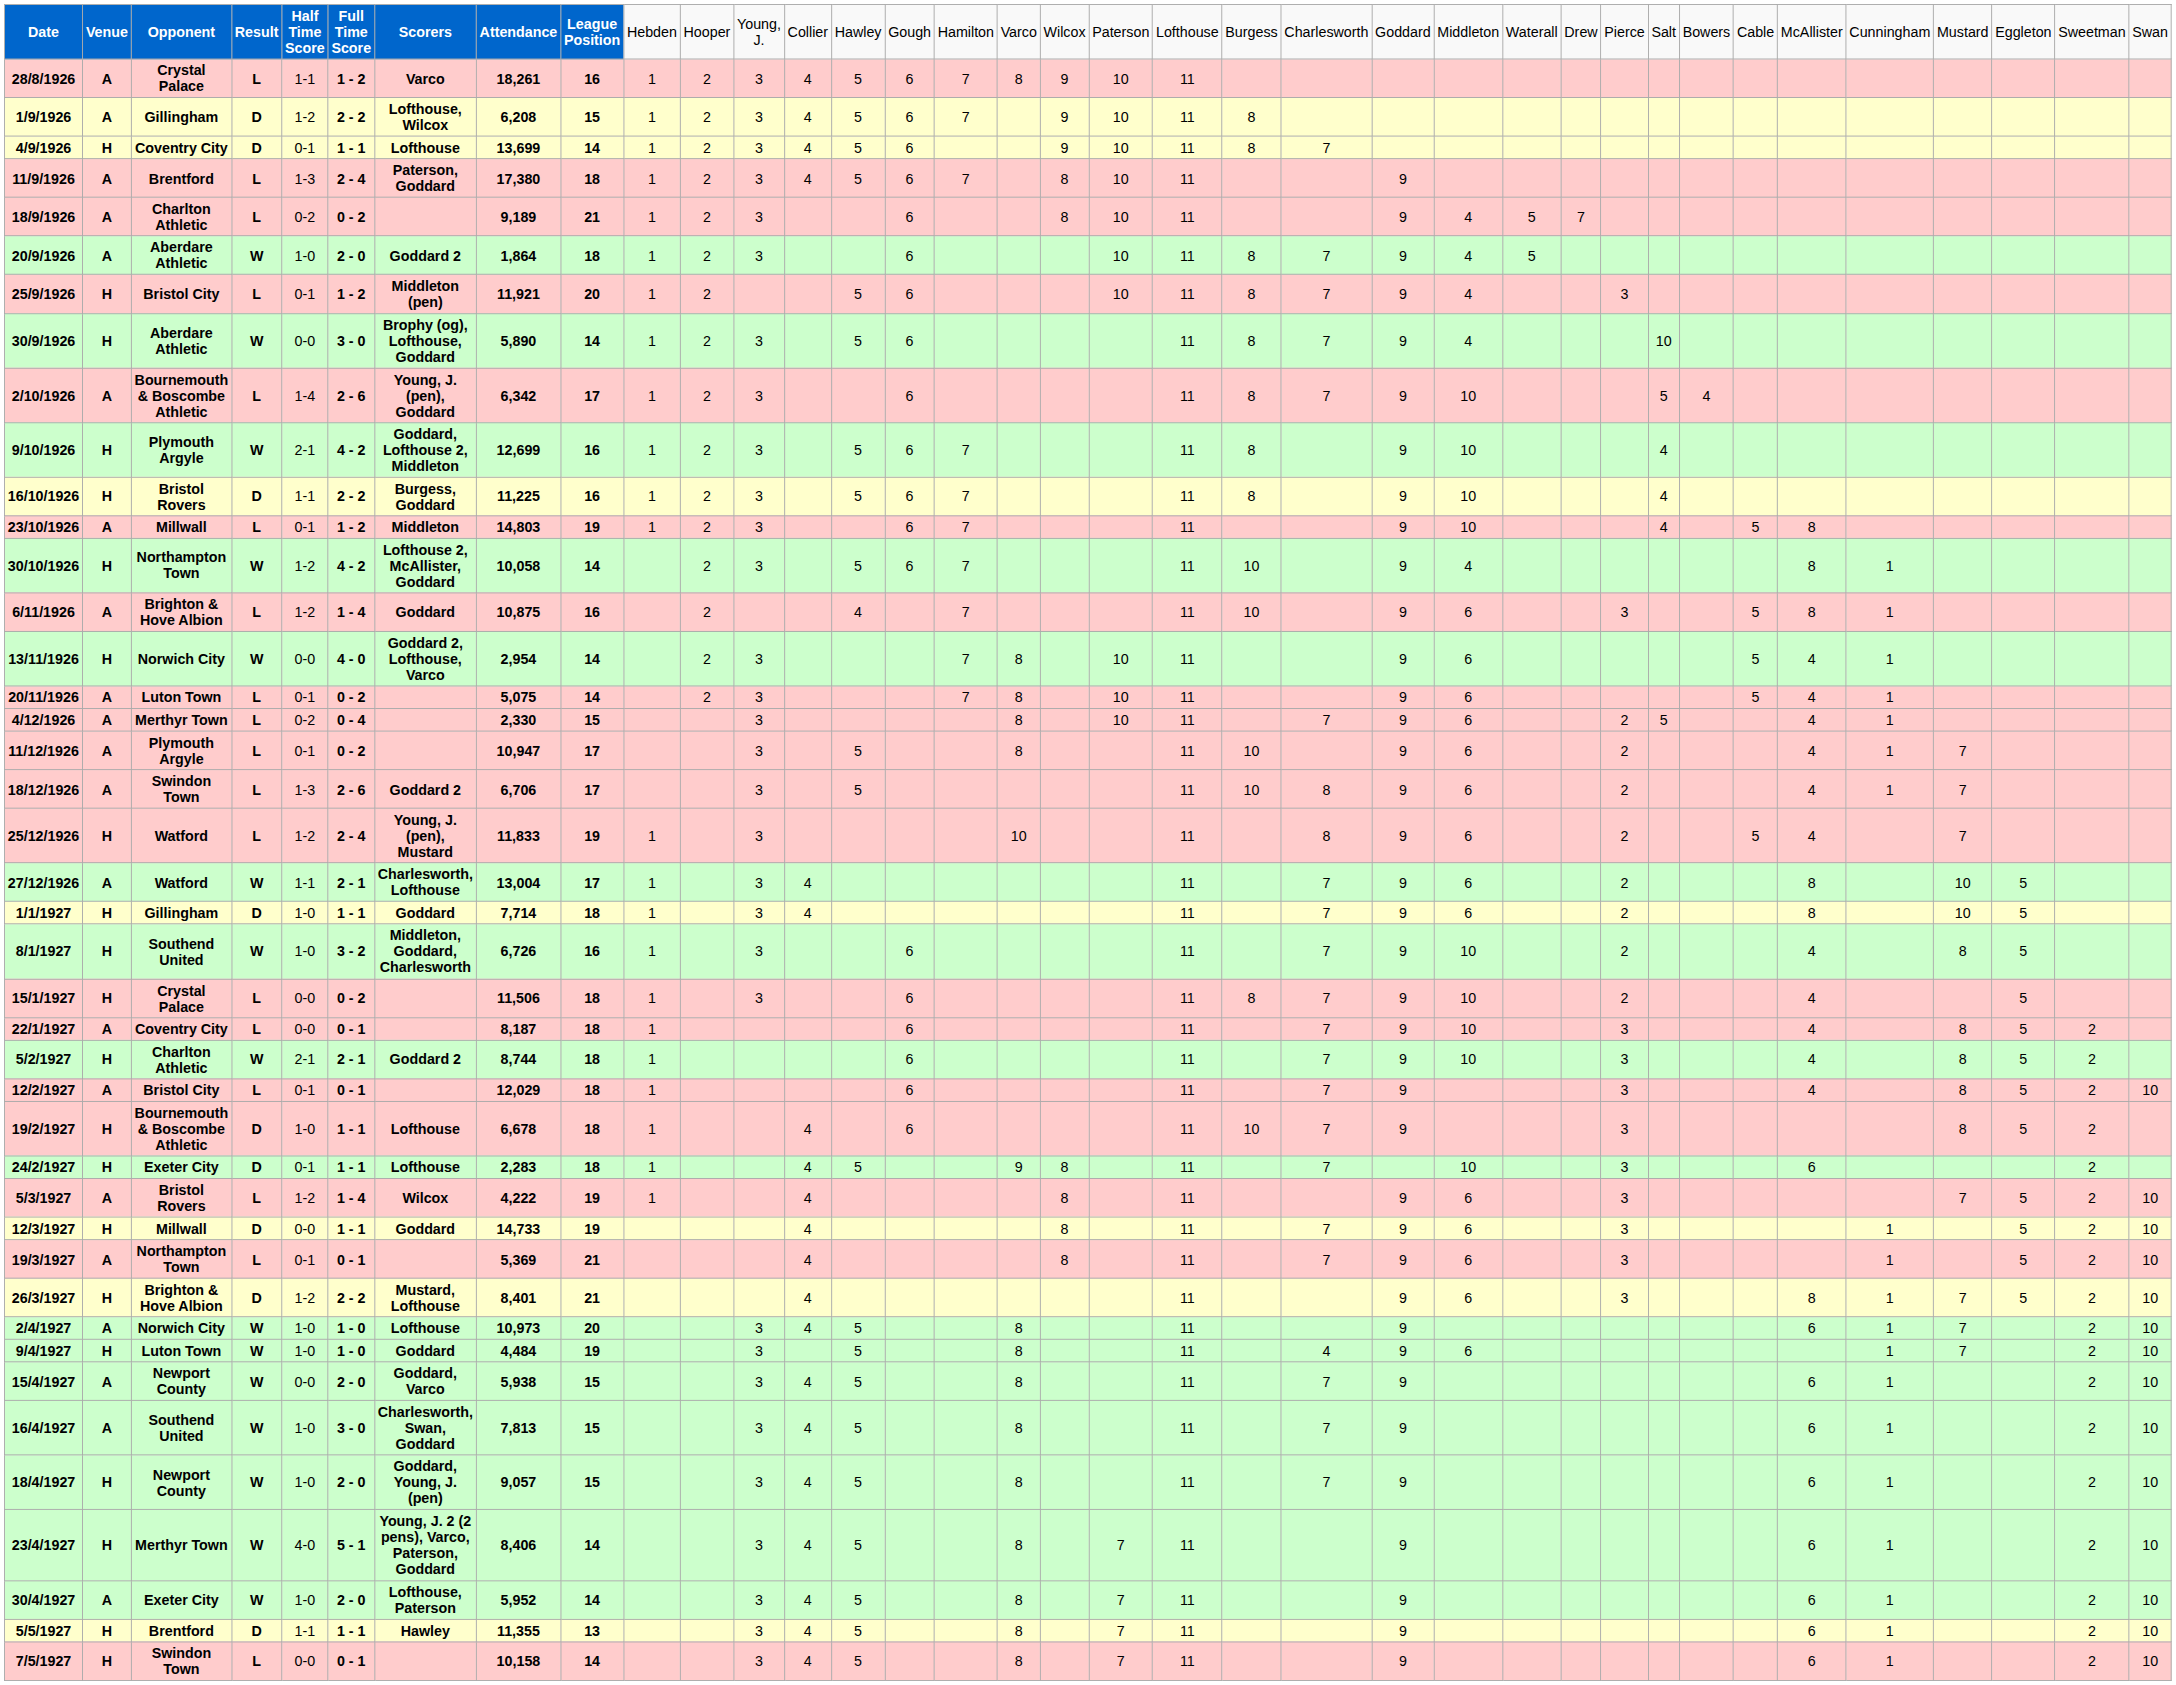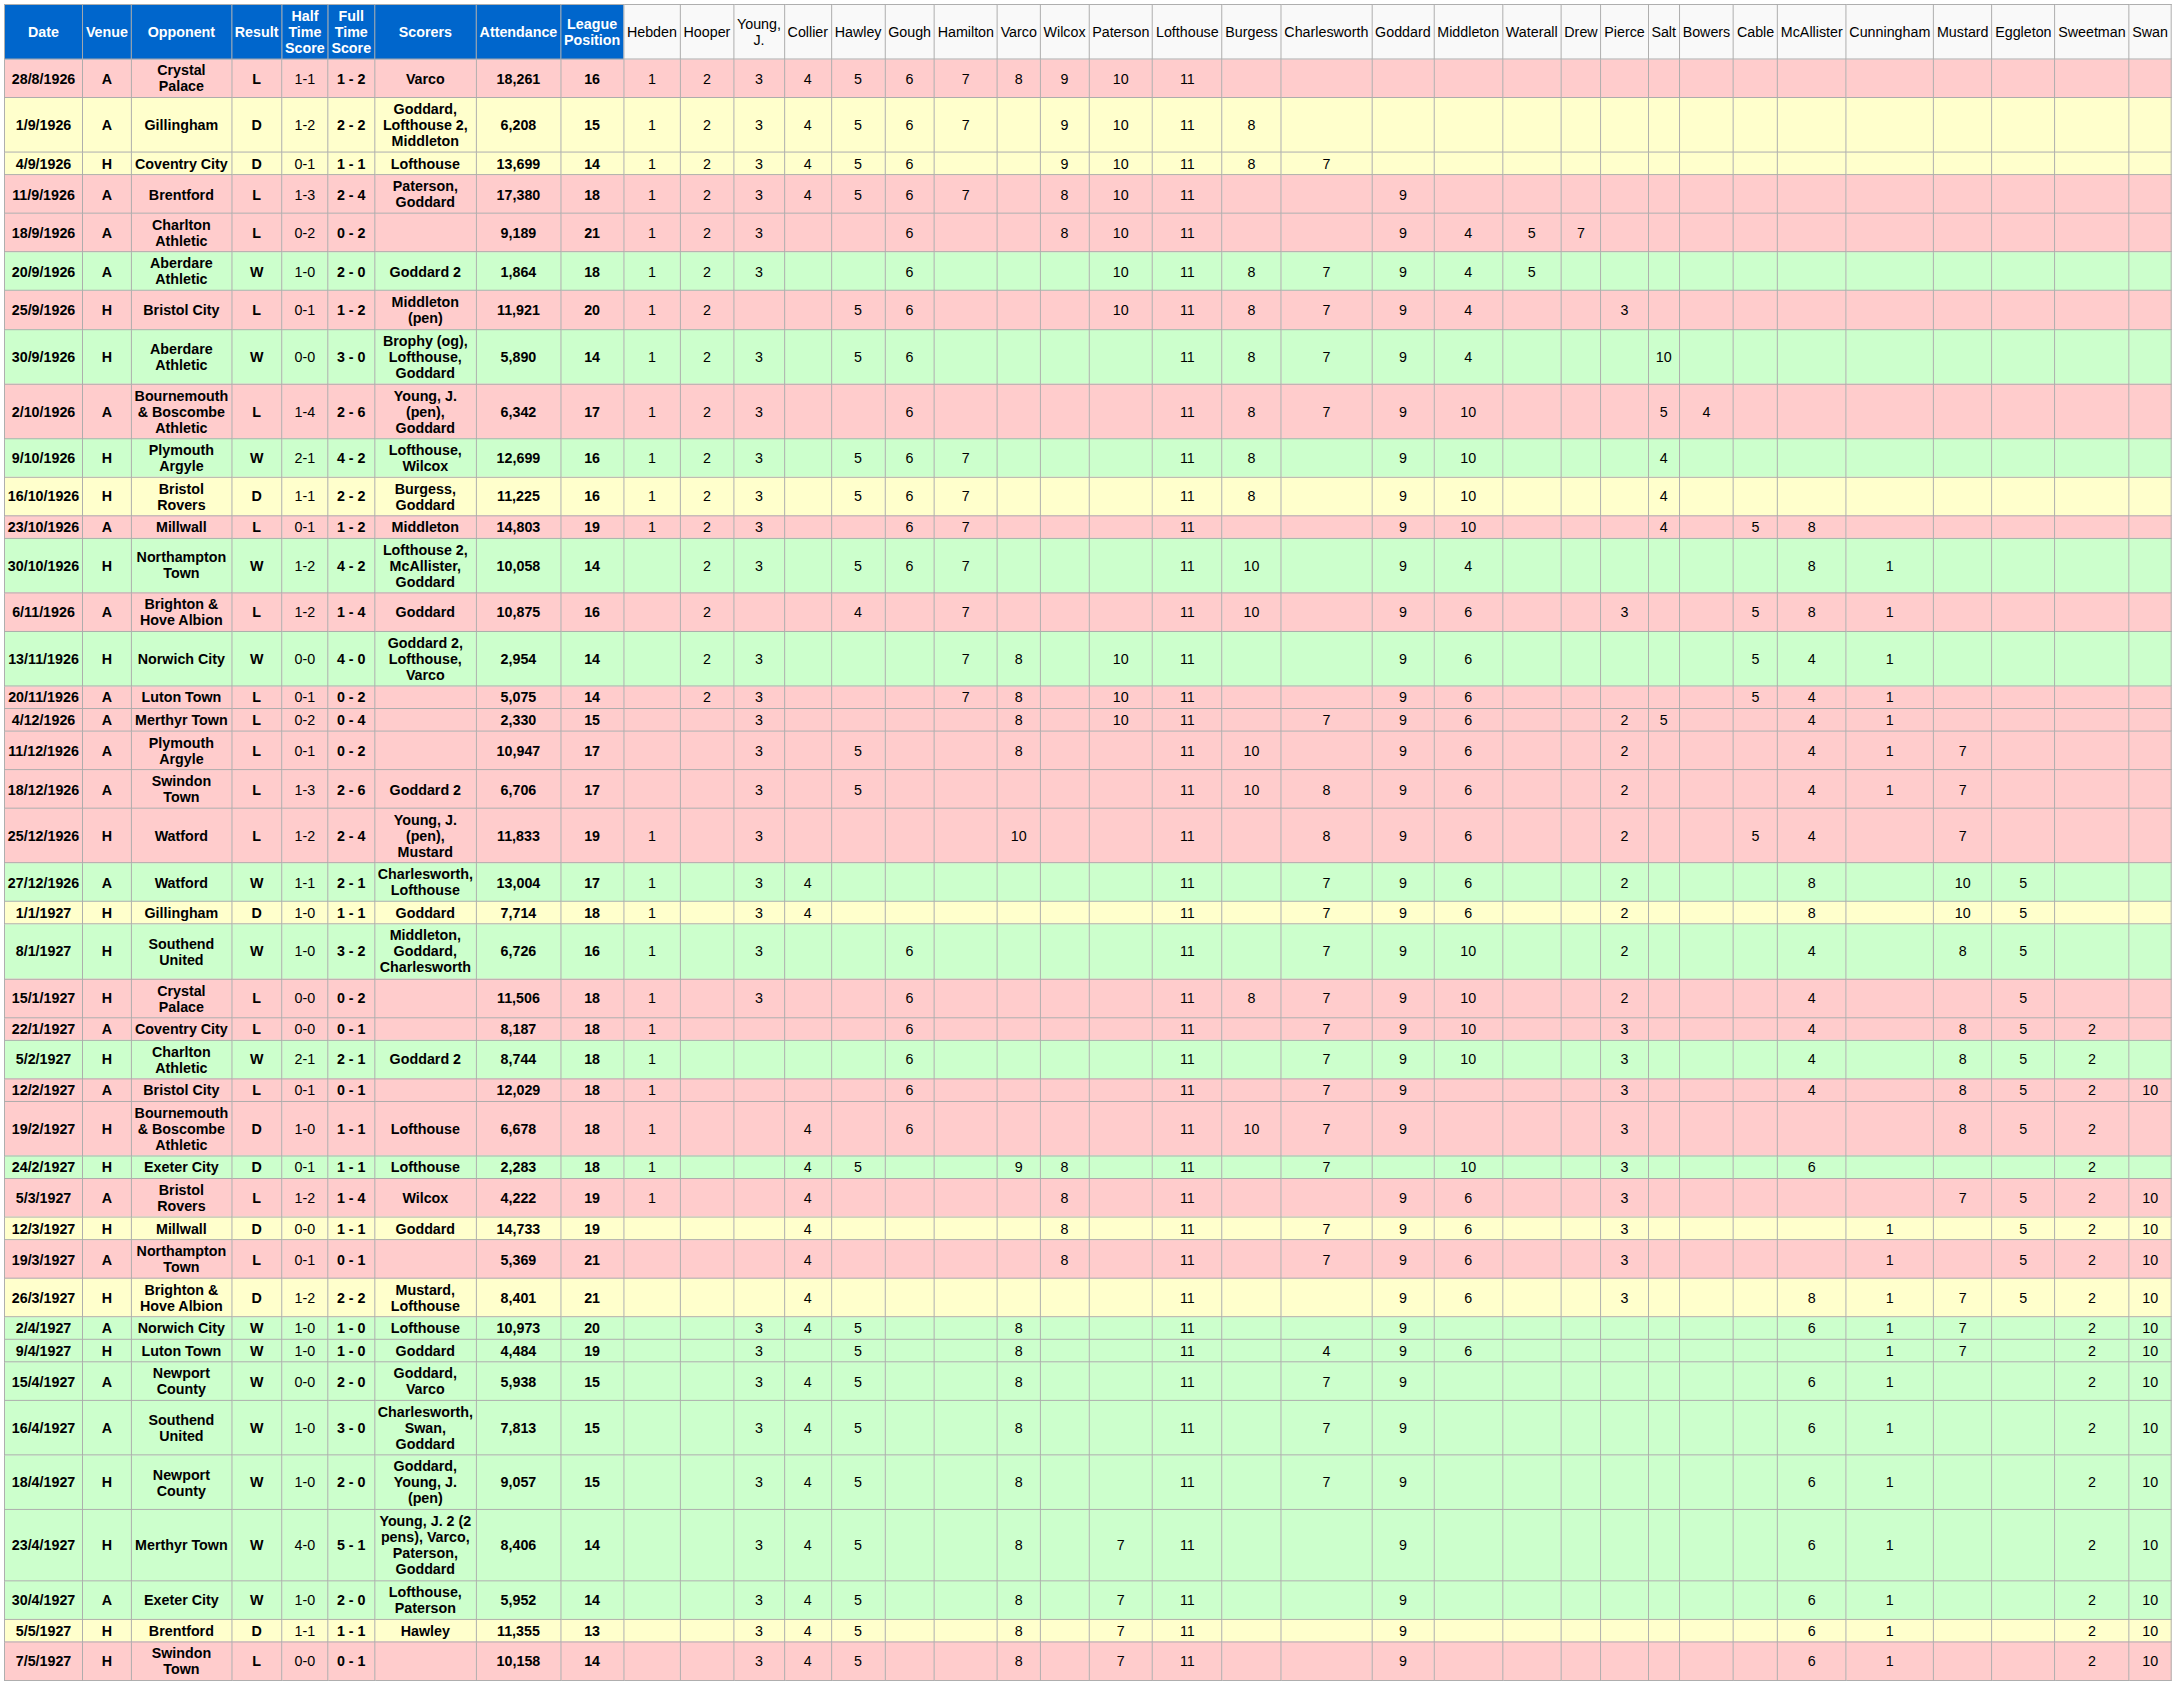(425, 117) Lofthouse, Wilcox -> (425, 125) Goddard, Lofthouse 2, Middleton
(425, 450) Goddard, Lofthouse 2, Middleton -> (425, 458) Lofthouse, Wilcox
